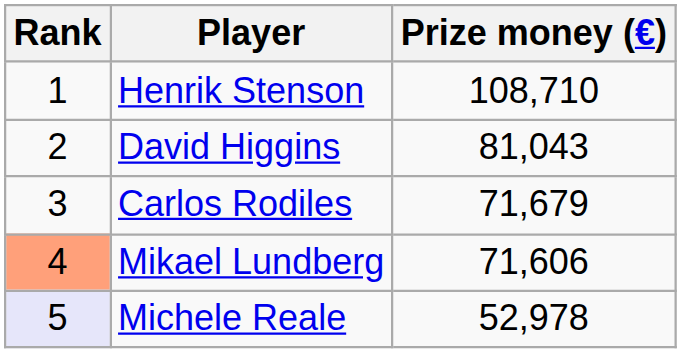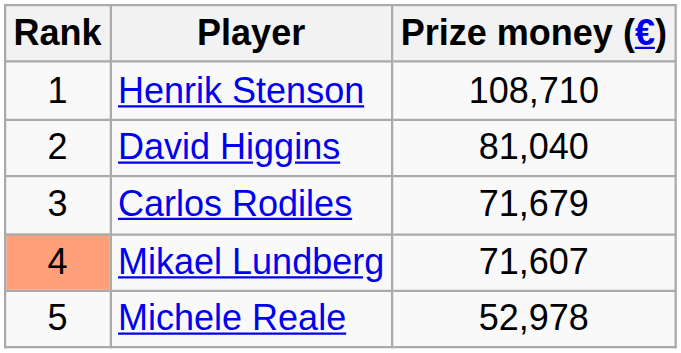(534, 147) 81,043 -> (534, 147) 81,040
(534, 261) 71,606 -> (534, 261) 71,607
(57, 318) lavender background -> (57, 318) no background
